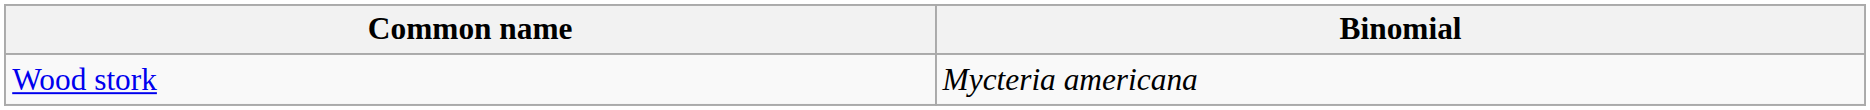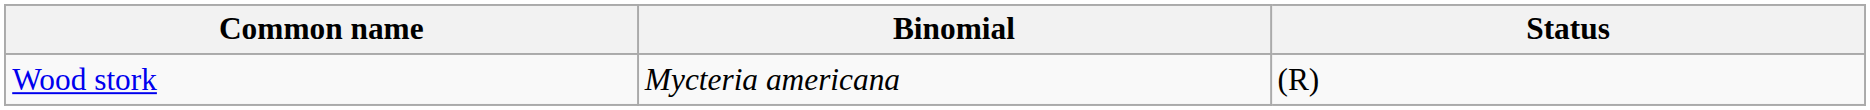+ column: (1568, 29)
